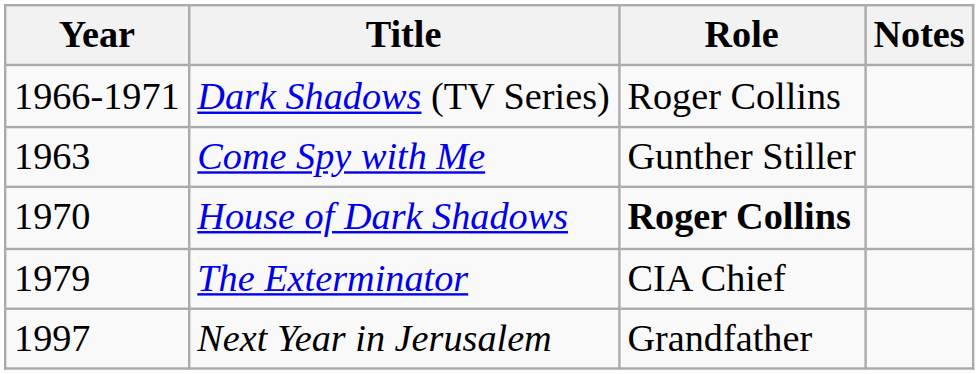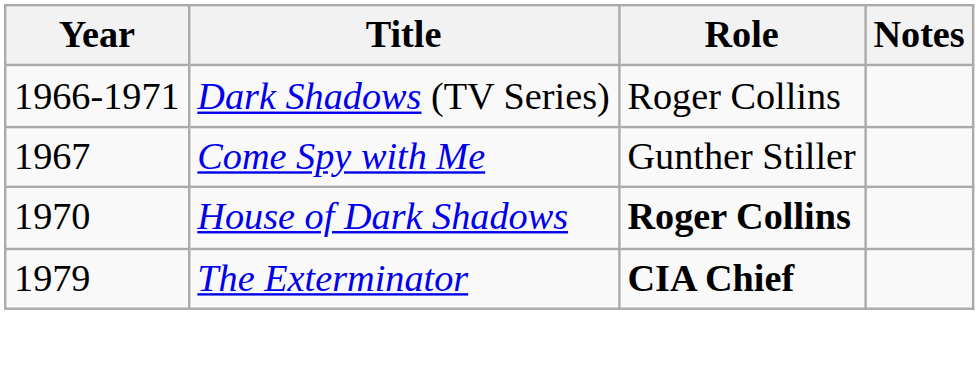(52, 156) 1963 -> (52, 156) 1967
(707, 277) normal -> (711, 277) bold
- row: (375, 338)
